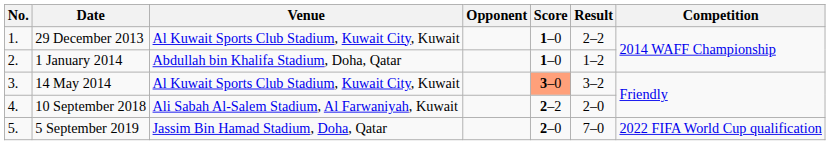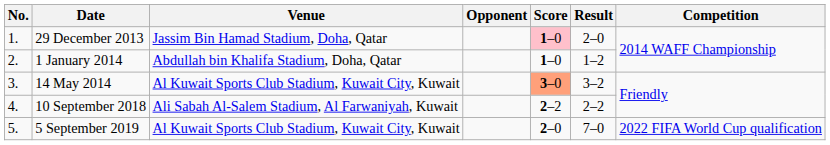(306, 38) Al Kuwait Sports Club Stadium, Kuwait City, Kuwait -> (270, 38) Jassim Bin Hamad Stadium, Doha, Qatar
(551, 38) no background -> (551, 38) pink background
(594, 38) 2–2 -> (594, 38) 2–0
(594, 106) 2–0 -> (594, 106) 2–2
(270, 128) Jassim Bin Hamad Stadium, Doha, Qatar -> (306, 128) Al Kuwait Sports Club Stadium, Kuwait City, Kuwait
